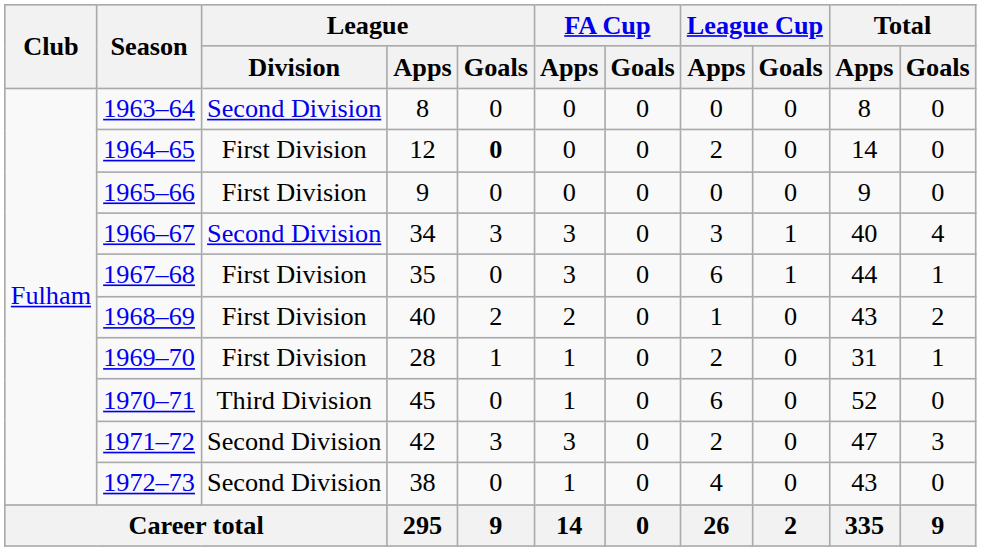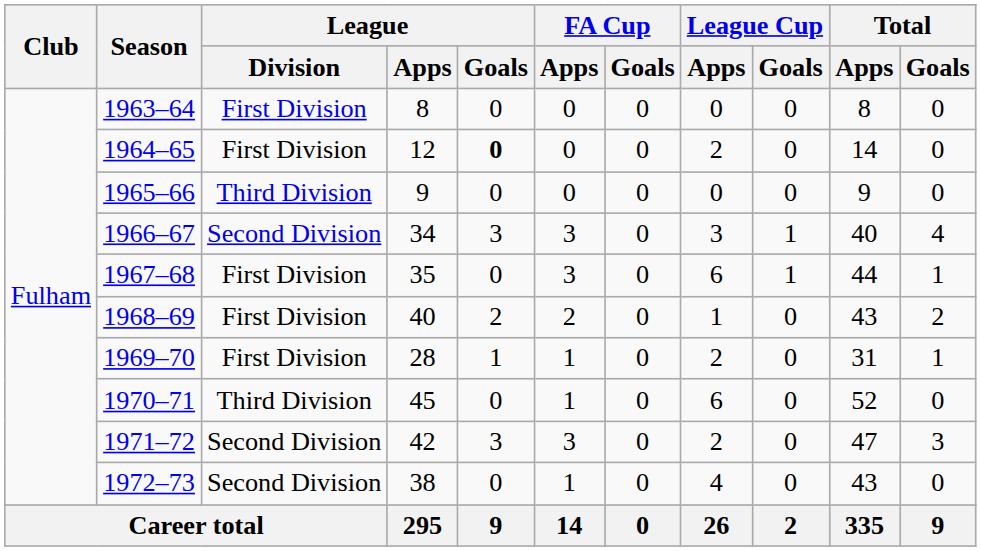(294, 108) Second Division -> (294, 108) First Division
(294, 191) First Division -> (294, 191) Third Division
